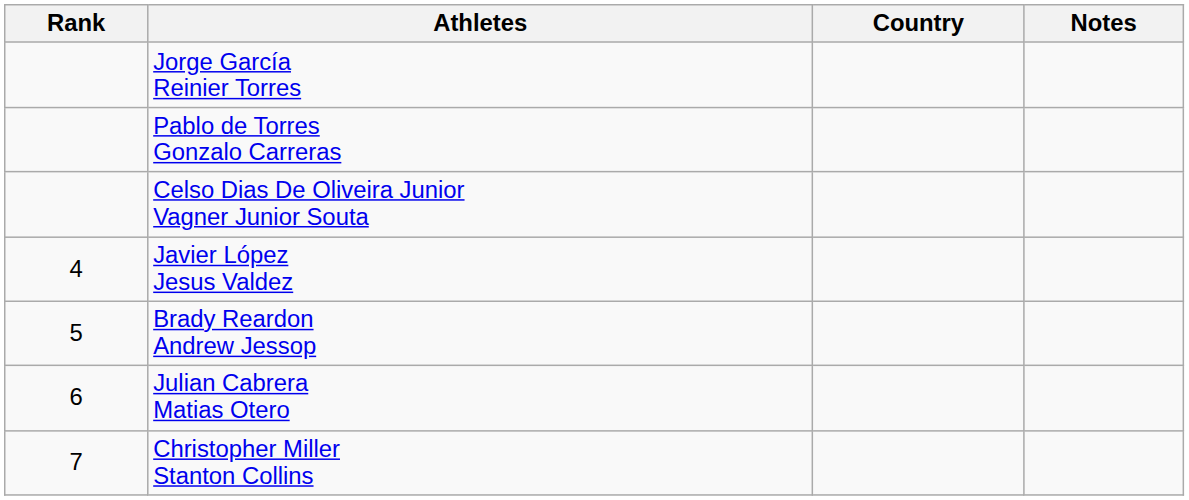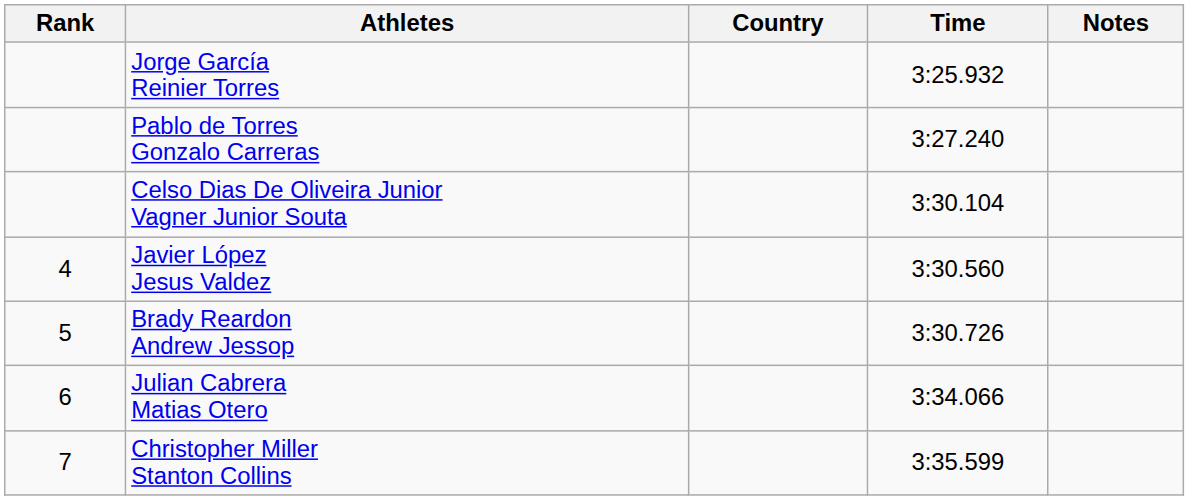+ column: (958, 23)
